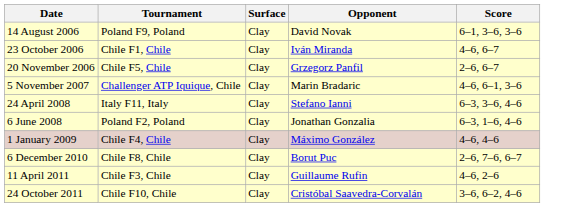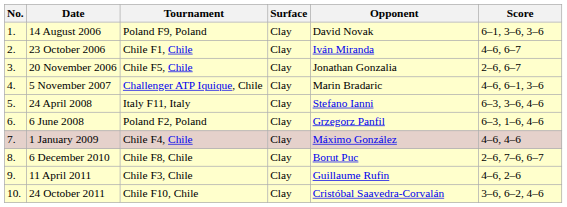+ column: (15, 13)
(327, 67) Grzegorz Panfil -> (355, 67) Jonathan Gonzalia
(333, 121) Jonathan Gonzalia -> (349, 121) Grzegorz Panfil
